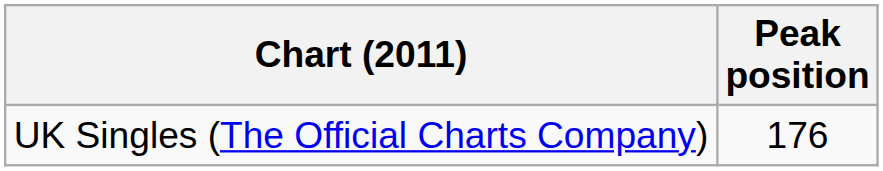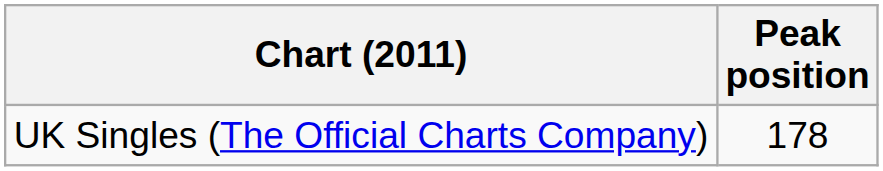(798, 134) 176 -> (798, 134) 178
